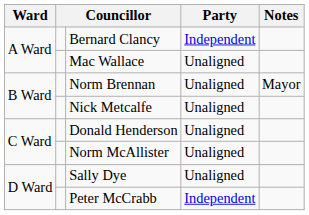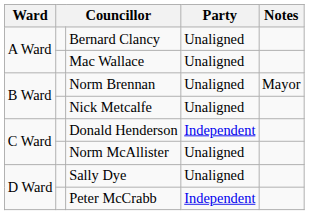(220, 38) Independent -> (214, 38) Unaligned
(214, 130) Unaligned -> (220, 130) Independent
